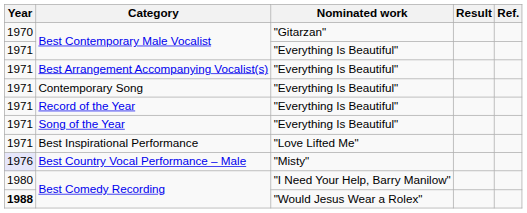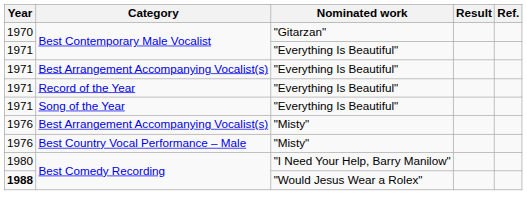- row: (91, 87)
- row: (118, 143)
+ row: (153, 124)
(20, 161) lavender background -> (20, 143) no background
